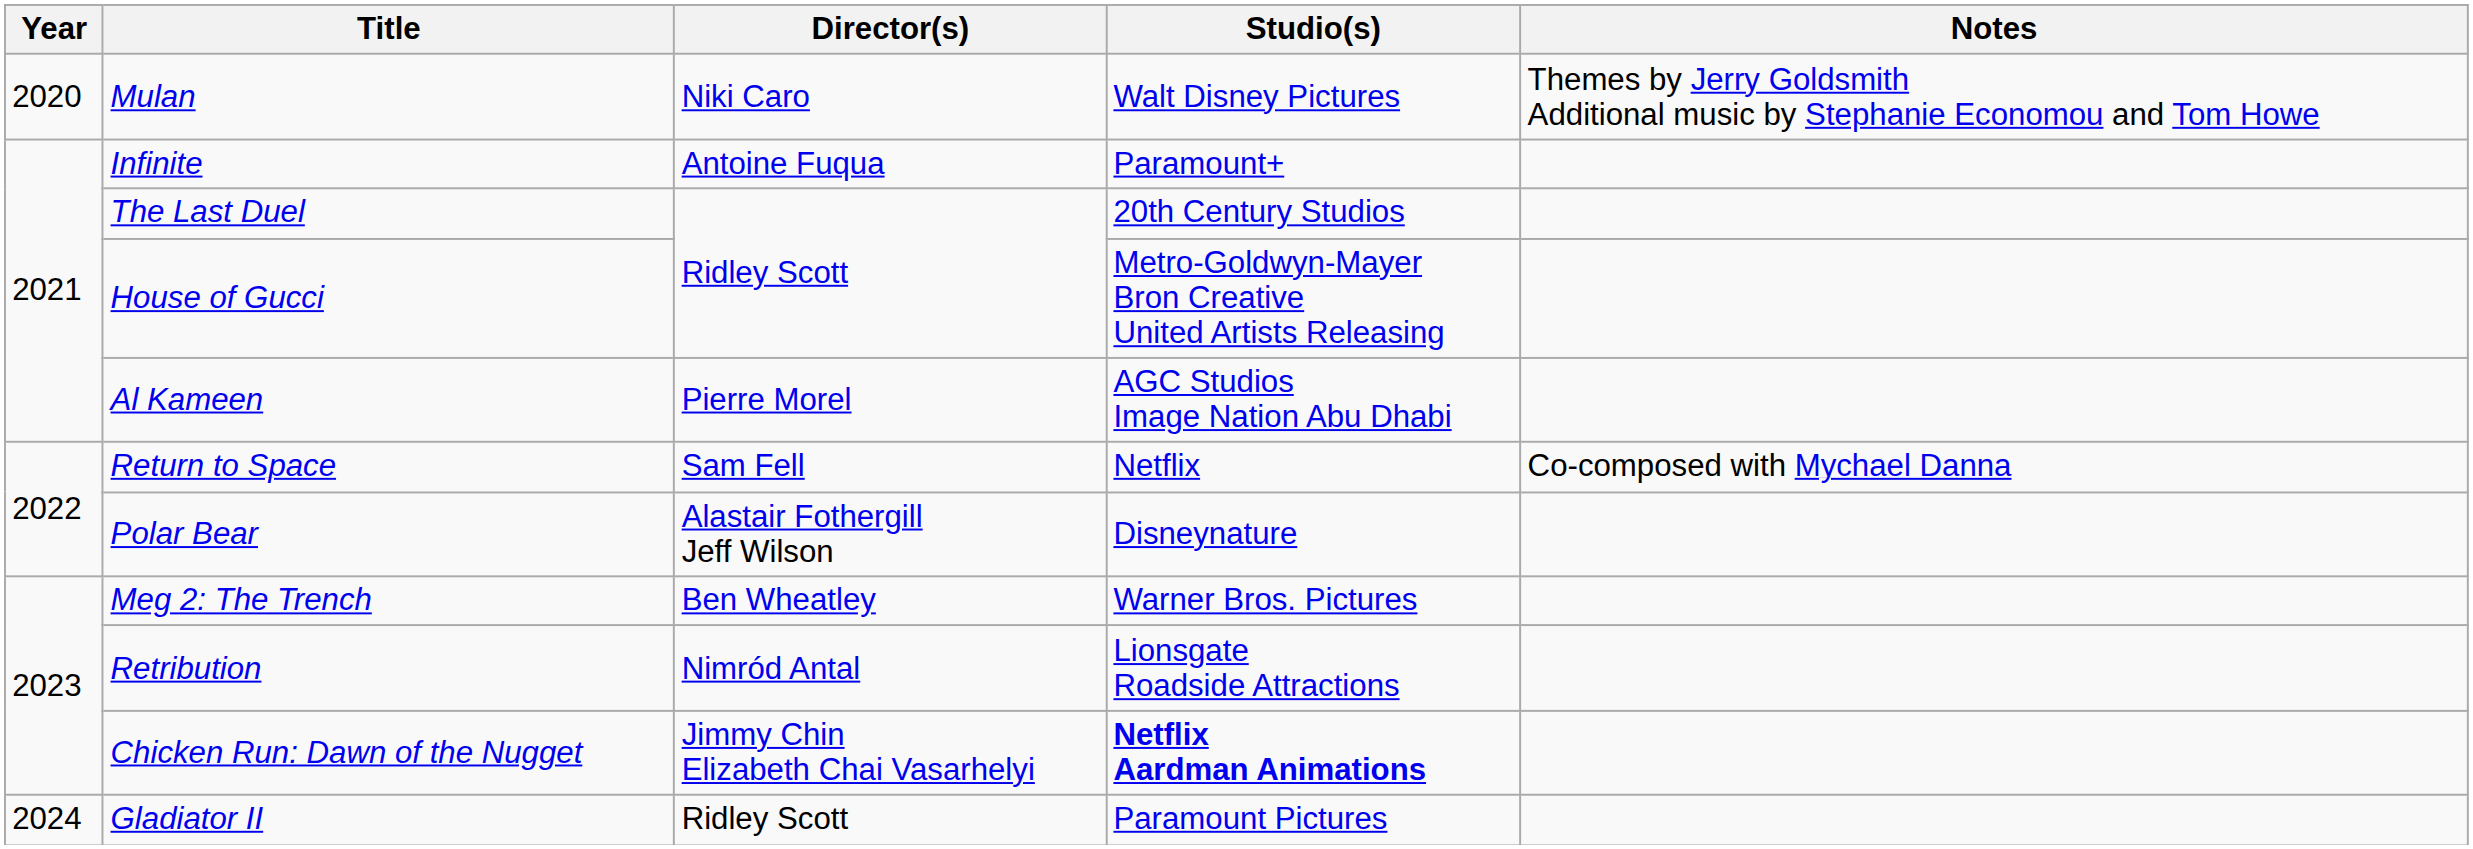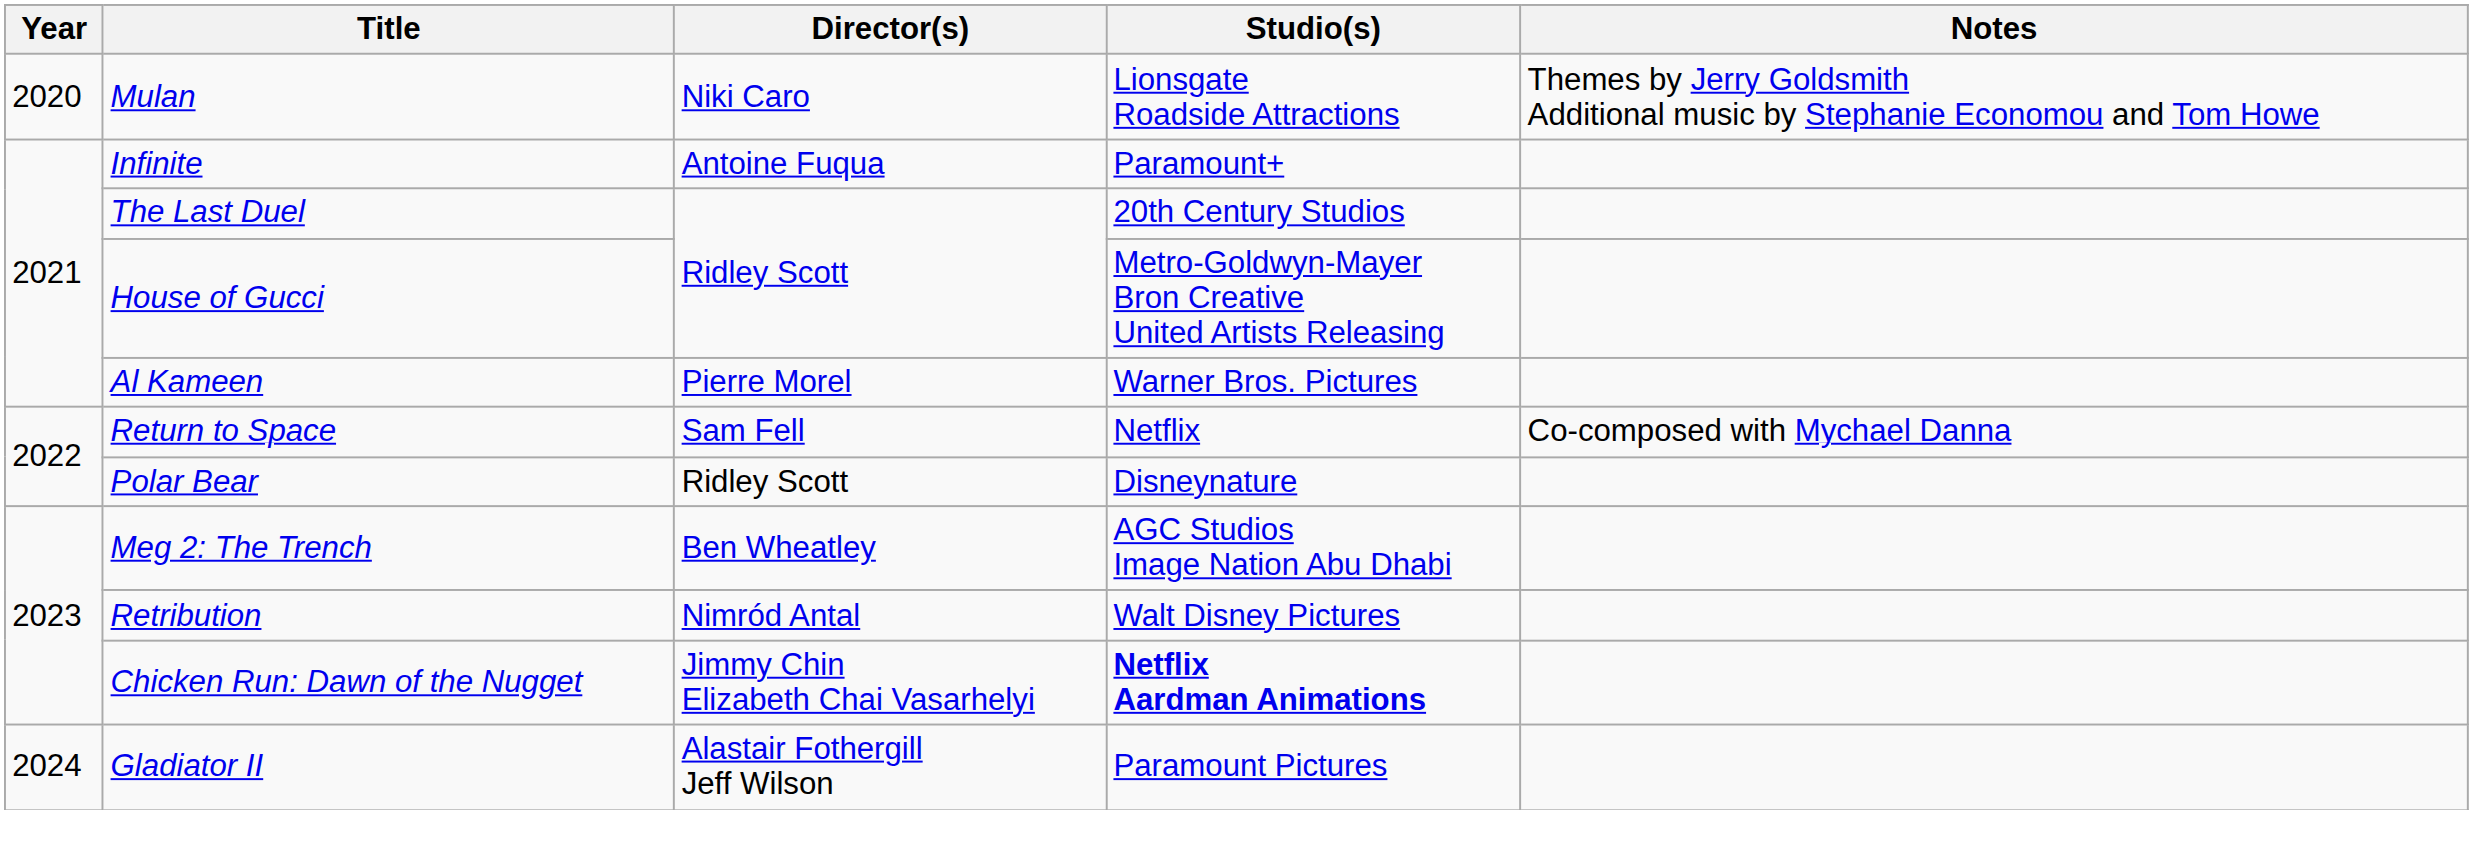(1257, 96) Walt Disney Pictures -> (1257, 96) Lionsgate Roadside Attractions
(1283, 399) AGC Studios Image Nation Abu Dhabi -> (1265, 381) Warner Bros. Pictures
(802, 533) Alastair Fothergill Jeff Wilson -> (765, 480) Ridley Scott
(1265, 600) Warner Bros. Pictures -> (1283, 547) AGC Studios Image Nation Abu Dhabi
(1257, 667) Lionsgate Roadside Attractions -> (1257, 614) Walt Disney Pictures
(765, 819) Ridley Scott -> (802, 766) Alastair Fothergill Jeff Wilson
